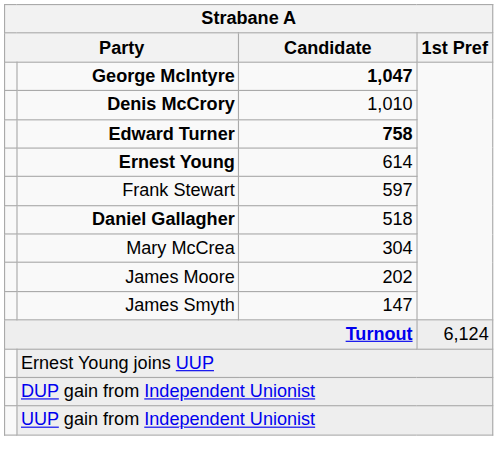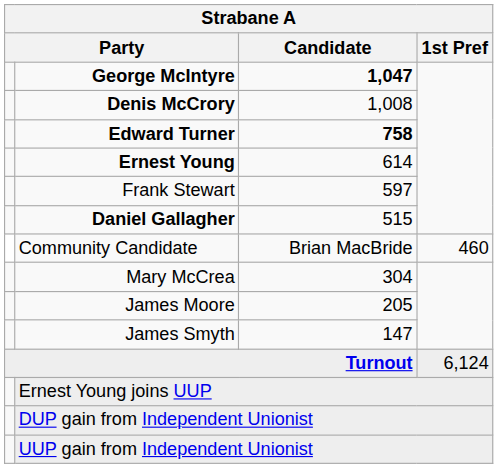(390, 104) 1,010 -> (390, 104) 1,008
(397, 219) 518 -> (397, 219) 515
+ row: (108, 248)
(397, 276) 202 -> (397, 305) 205
